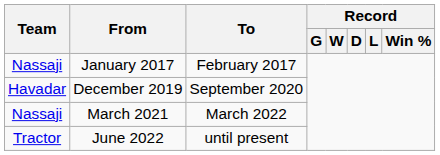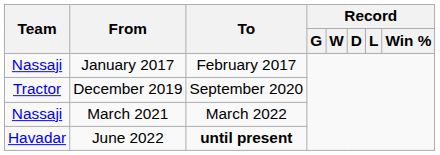(37, 89) Havadar -> (37, 89) Tractor
(37, 138) Tractor -> (37, 138) Havadar
(246, 138) normal -> (246, 138) bold
